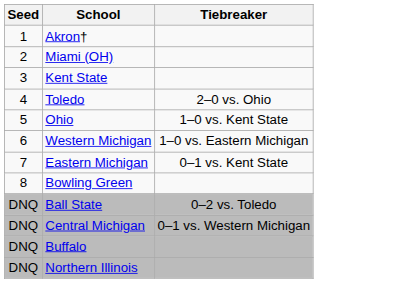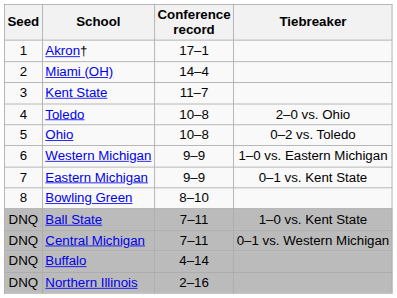+ column: (194, 22)
(234, 120) 1–0 vs. Kent State -> (313, 135) 0–2 vs. Toledo
(234, 204) 0–2 vs. Toledo -> (313, 219) 1–0 vs. Kent State
